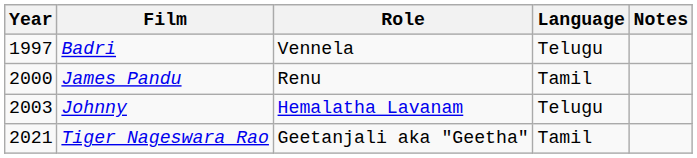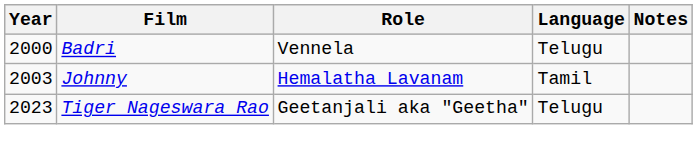(31, 49) 1997 -> (31, 49) 2000
- row: (121, 79)
(570, 109) Telugu -> (565, 79) Tamil
(31, 138) 2021 -> (31, 109) 2023
(565, 138) Tamil -> (570, 109) Telugu
